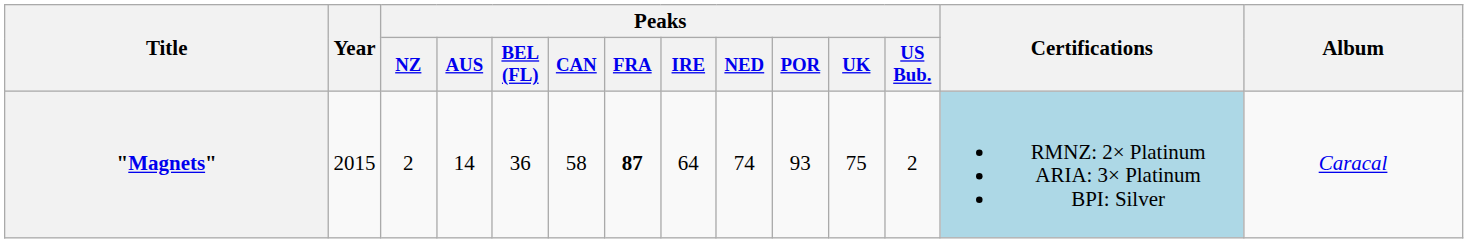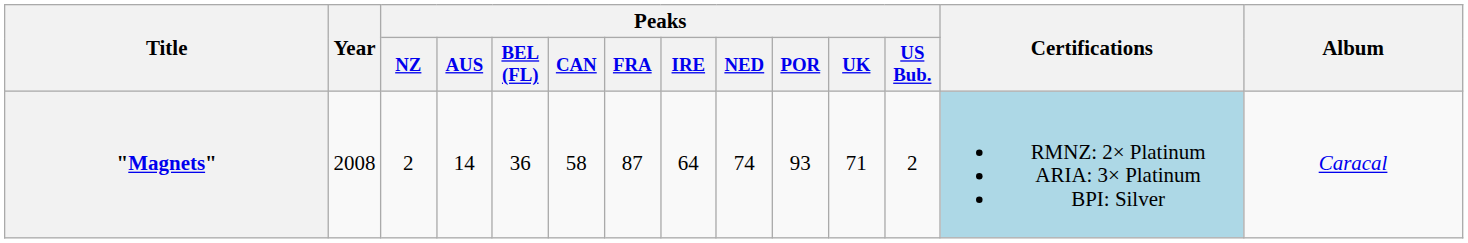(355, 164) 2015 -> (355, 164) 2008
(632, 164) bold -> (632, 164) normal
(856, 164) 75 -> (856, 164) 71
